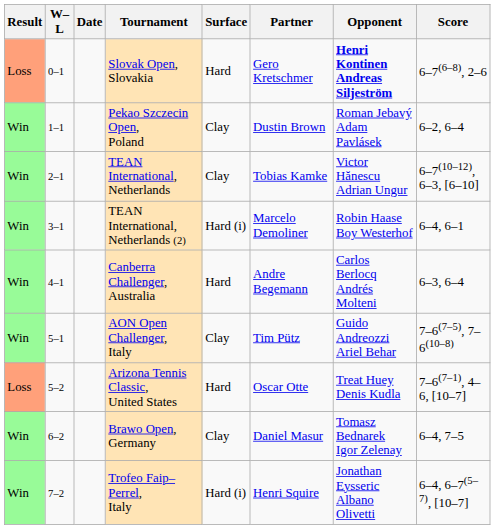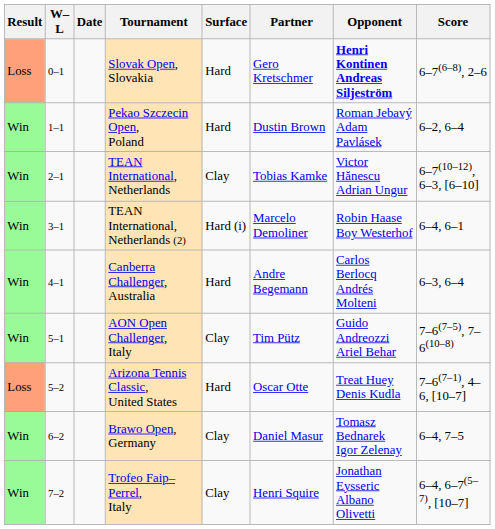(217, 127) Clay -> (218, 127) Hard
(226, 492) Hard (i) -> (217, 492) Clay
